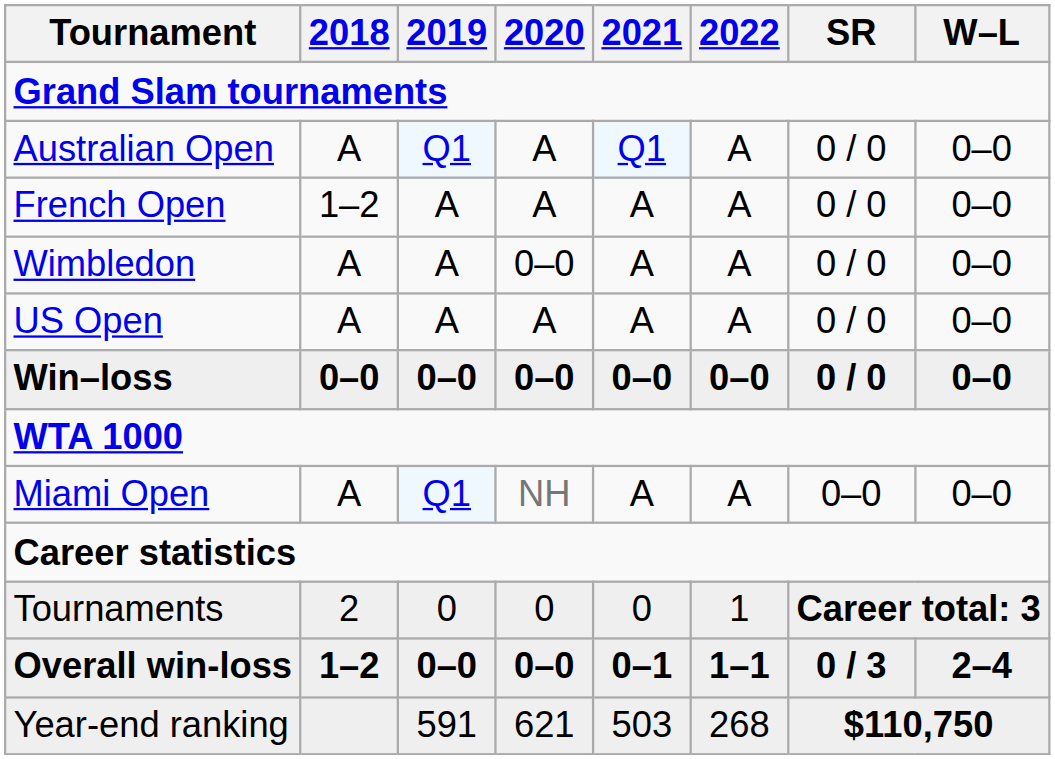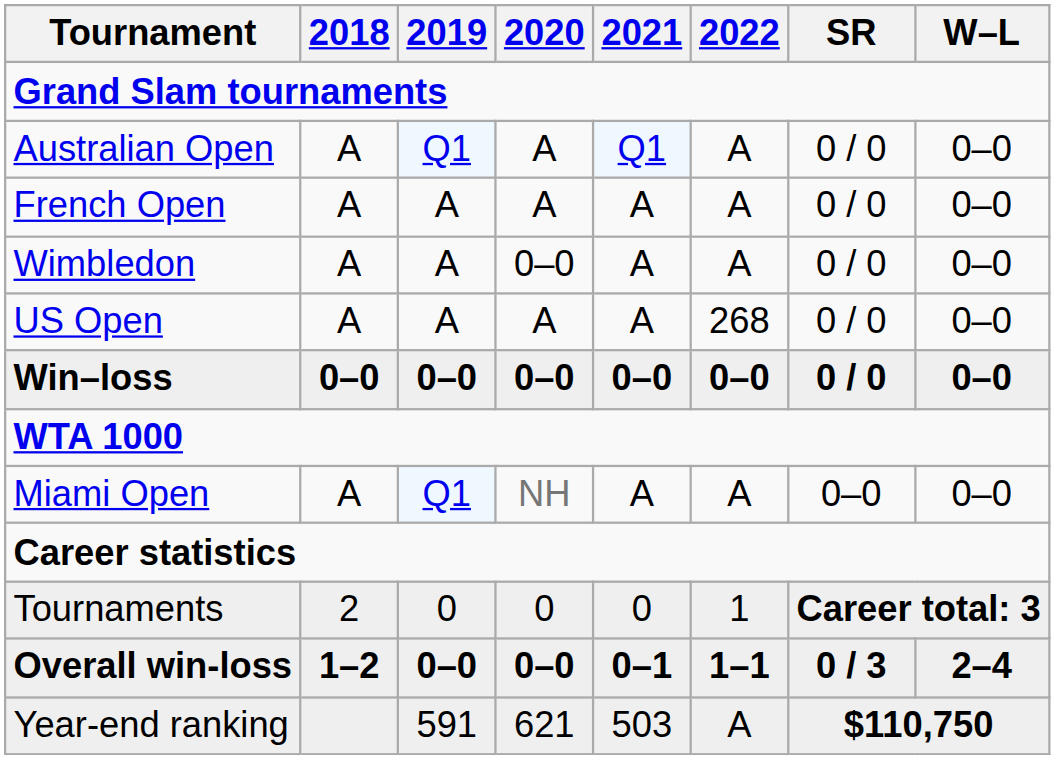(349, 206) 1–2 -> (349, 206) A
(739, 321) A -> (739, 321) 268
(739, 724) 268 -> (739, 724) A
